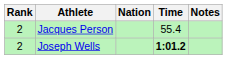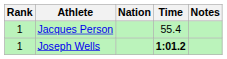(20, 29) 2 -> (20, 29) 1
(20, 46) 2 -> (20, 46) 1
